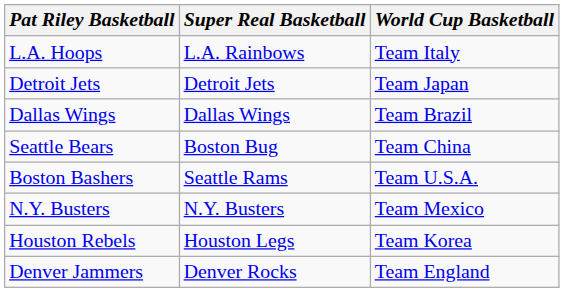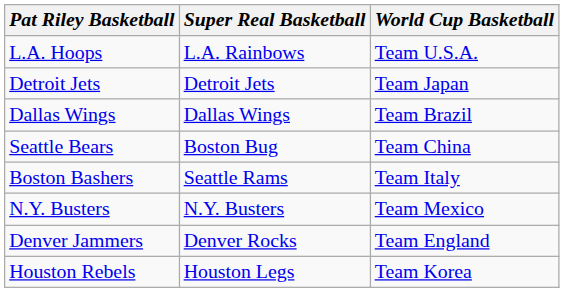(417, 51) Team Italy -> (426, 51) Team U.S.A.
(426, 177) Team U.S.A. -> (417, 177) Team Italy
rows swapped: (76, 271) <-> (72, 240)
